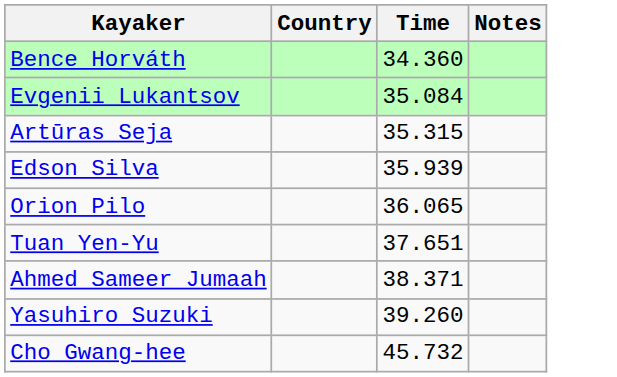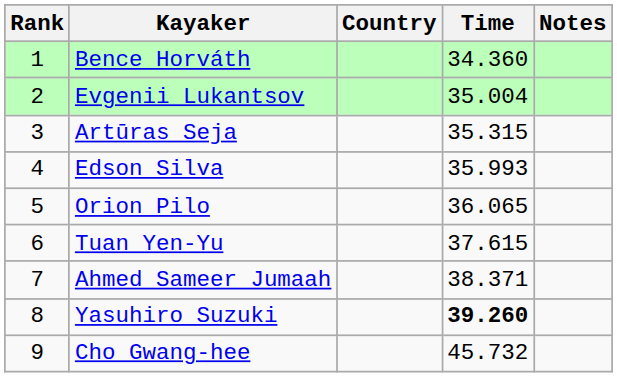+ column: (37, 23)
(423, 97) 35.084 -> (488, 97) 35.004
(423, 170) 35.939 -> (488, 170) 35.993
(423, 243) 37.651 -> (488, 243) 37.615
(423, 316) normal -> (488, 316) bold
